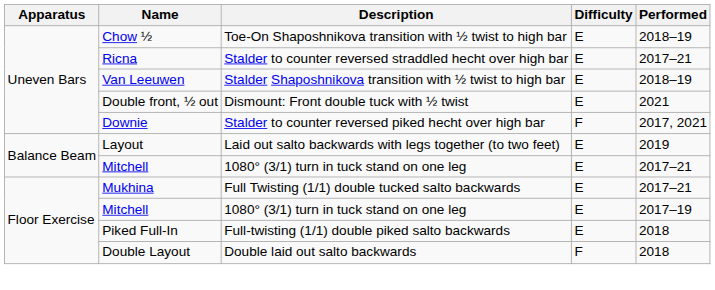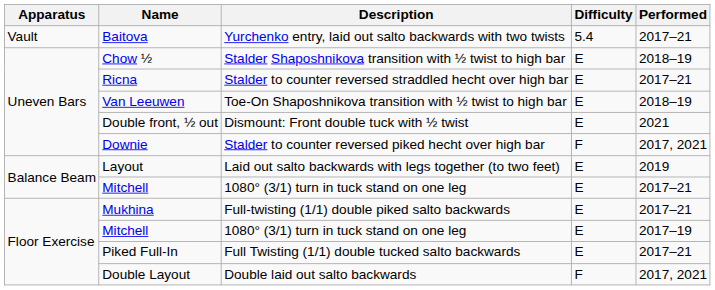+ row: (23, 36)
(395, 36) Toe-On Shaposhnikova transition with ½ twist to high bar -> (395, 58) Stalder Shaposhnikova transition with ½ twist to high bar
(395, 79) Stalder Shaposhnikova transition with ½ twist to high bar -> (395, 101) Toe-On Shaposhnikova transition with ½ twist to high bar
(372, 187) Full Twisting (1/1) double tucked salto backwards -> (367, 209) Full-twisting (1/1) double piked salto backwards
(367, 230) Full-twisting (1/1) double piked salto backwards -> (372, 252) Full Twisting (1/1) double tucked salto backwards
(654, 230) 2018 -> (665, 252) 2017–21
(654, 252) 2018 -> (673, 274) 2017, 2021
